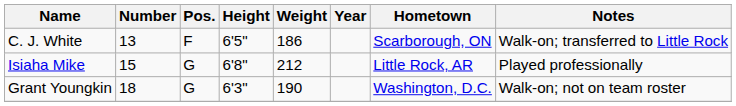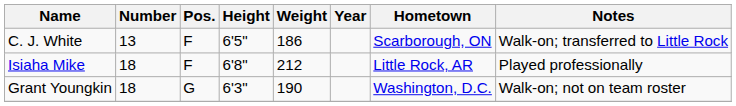(127, 64) 15 -> (127, 64) 18
(189, 64) G -> (188, 64) F
